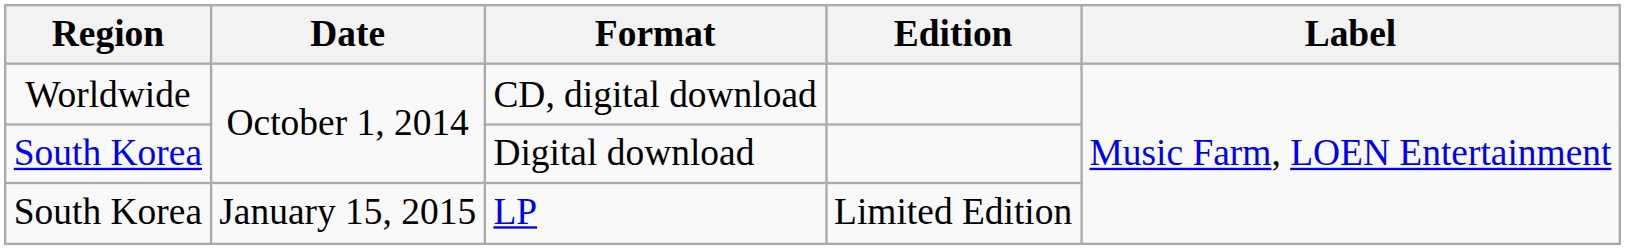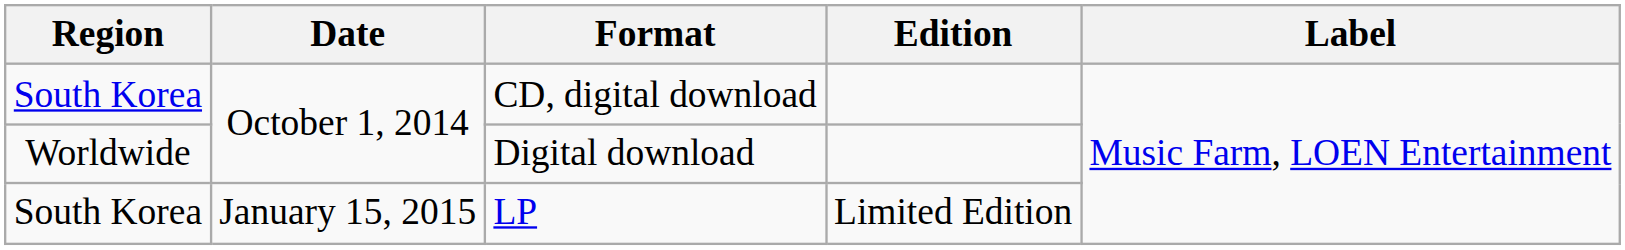(108, 93) Worldwide -> (108, 93) South Korea
(108, 152) South Korea -> (108, 152) Worldwide
